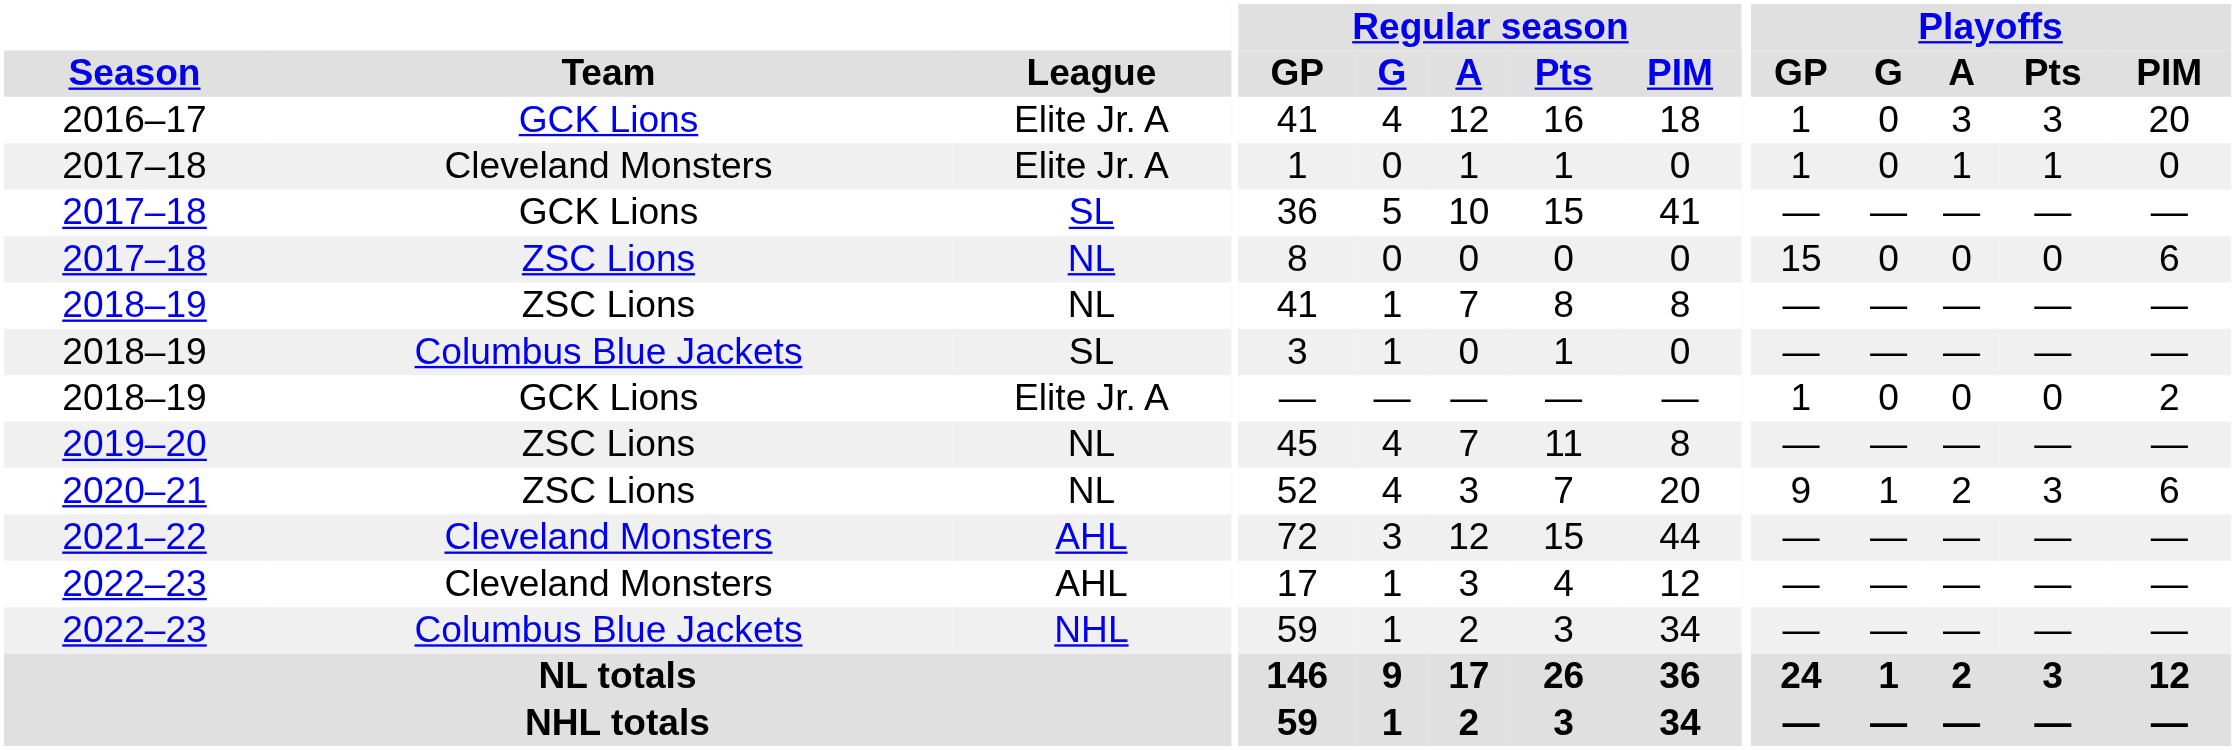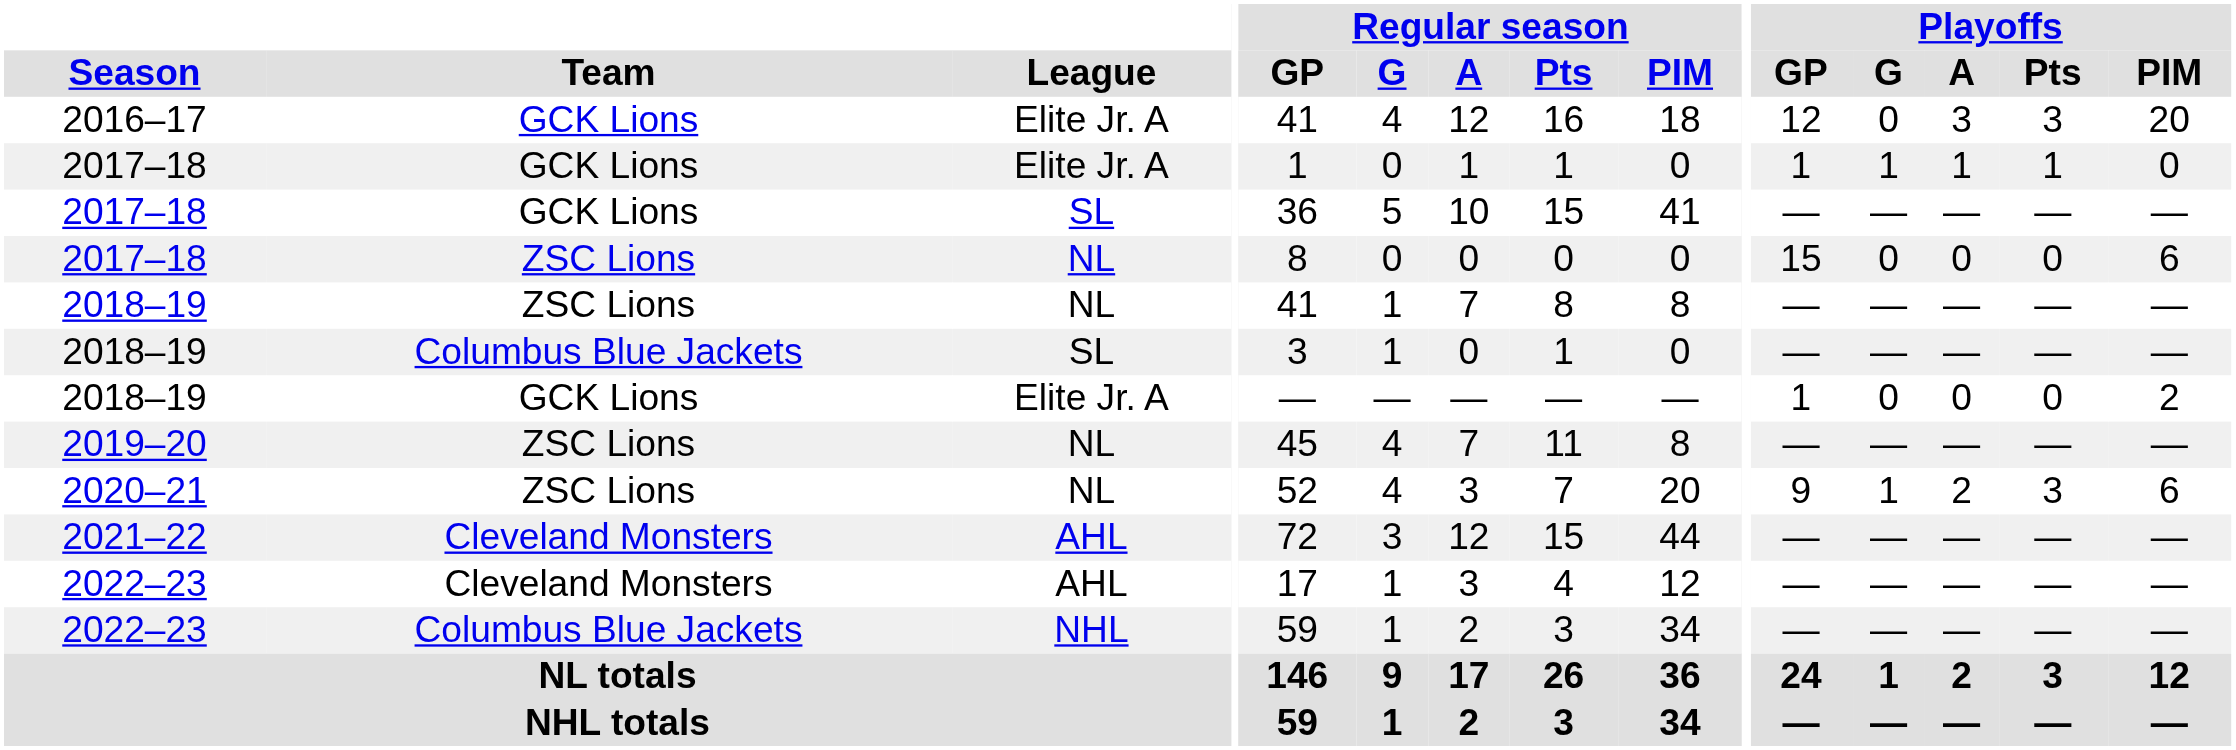(1801, 119) 1 -> (1801, 119) 12
(609, 165) Cleveland Monsters -> (609, 165) GCK Lions
(1888, 165) 0 -> (1888, 165) 1
